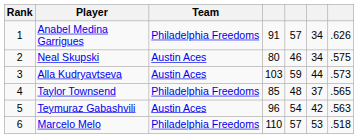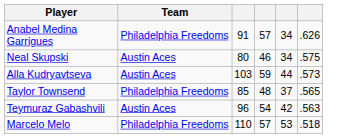- column: (20, 12)
